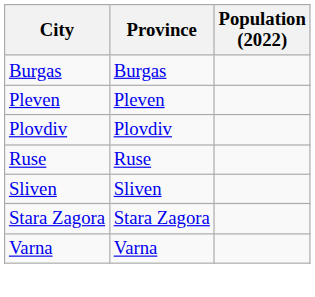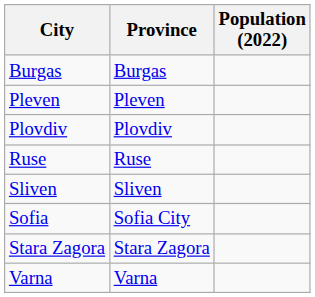+ row: (29, 218)
